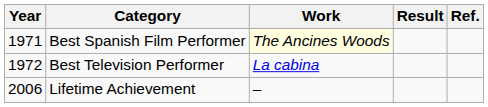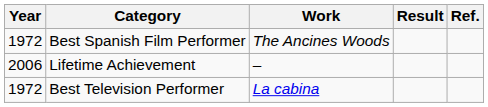(25, 41) 1971 -> (25, 41) 1972
(321, 41) lightyellow background -> (321, 41) no background
rows swapped: (137, 65) <-> (122, 89)
